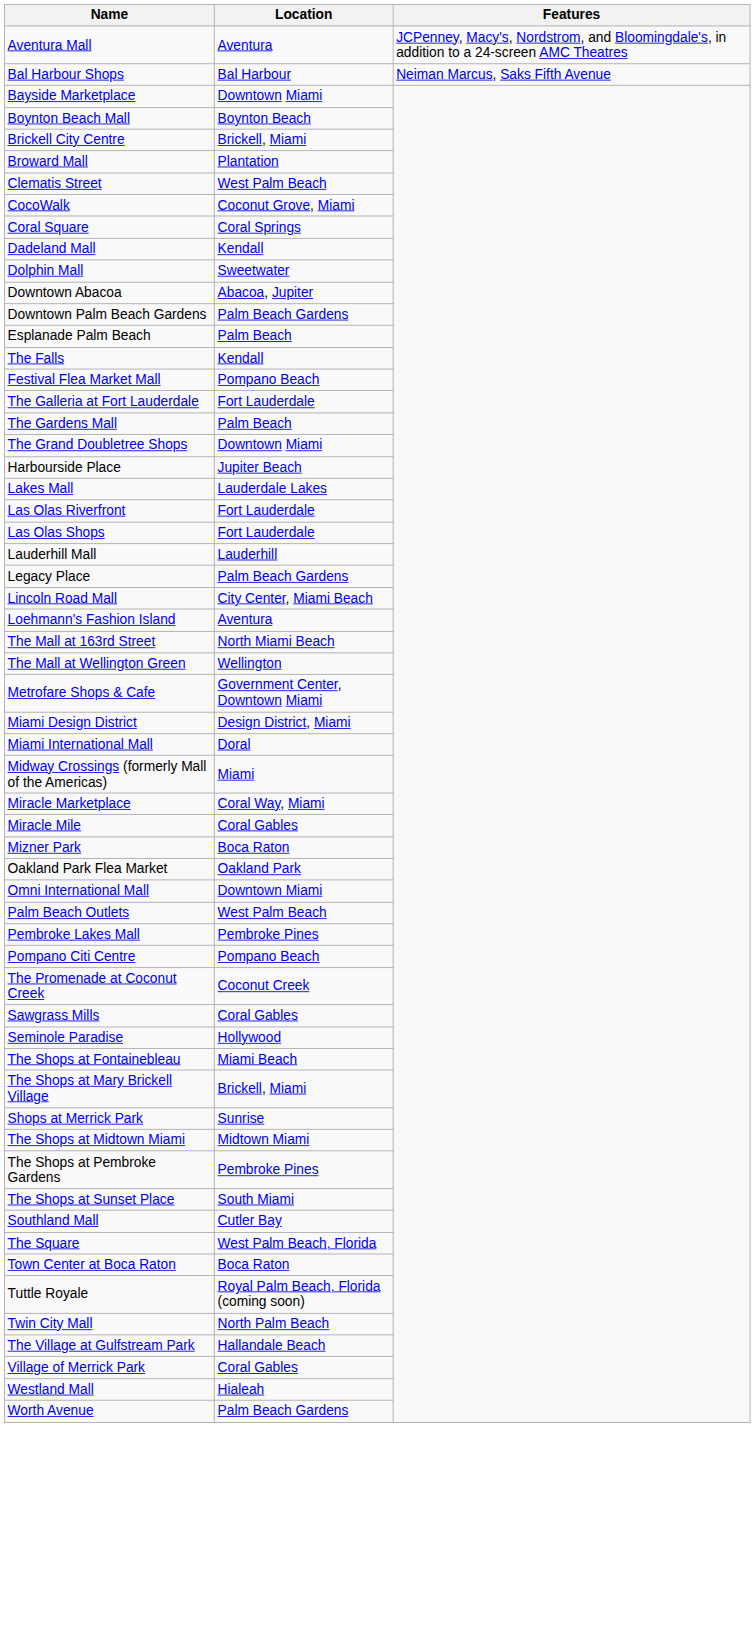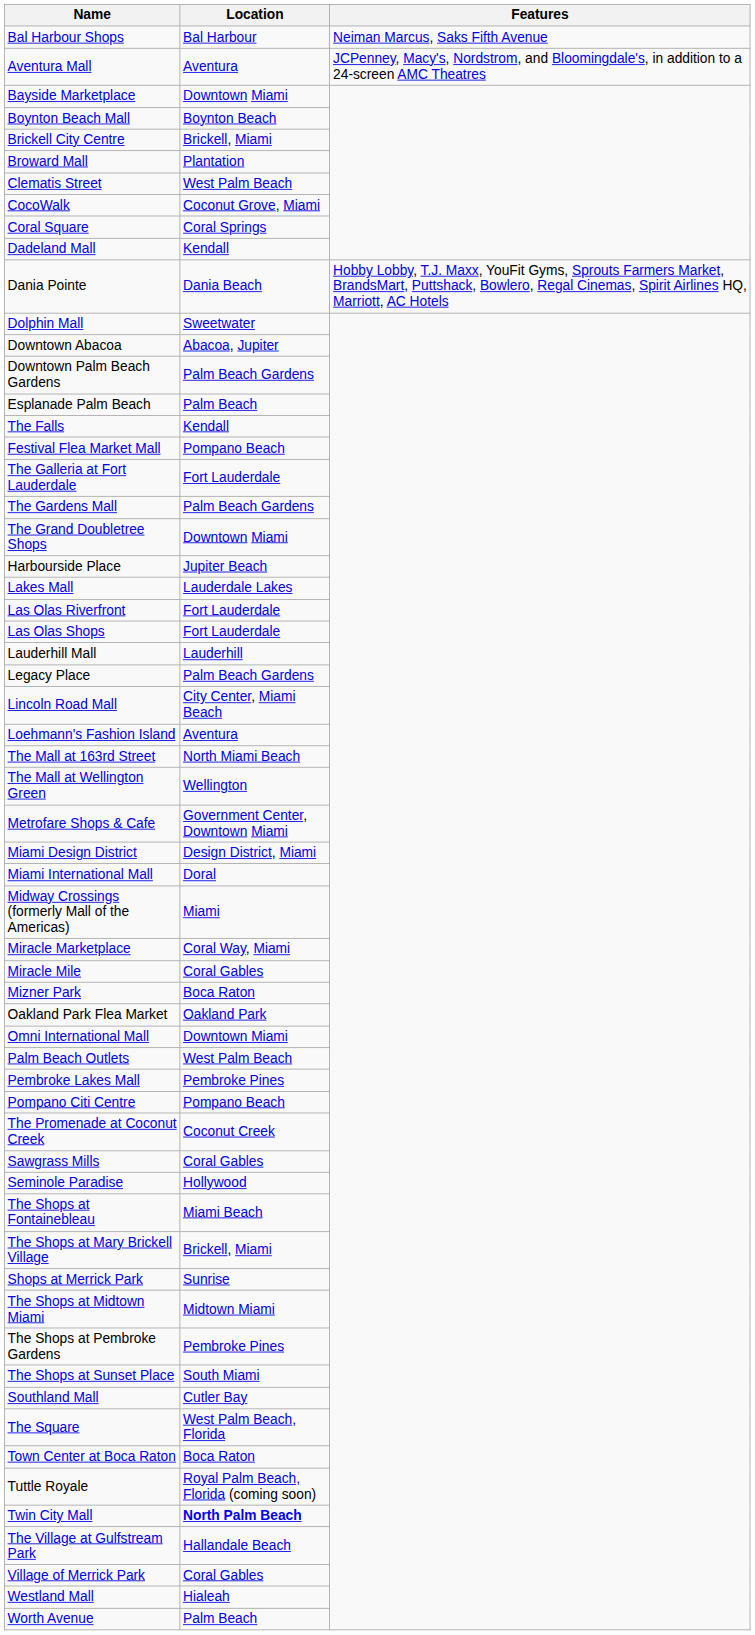rows swapped: (50, 44) <-> (66, 74)
+ row: (47, 286)
(255, 423) Palm Beach -> (248, 507) Palm Beach Gardens
(273, 1324) normal -> (242, 1516) bold
(283, 1411) Palm Beach Gardens -> (220, 1618) Palm Beach
